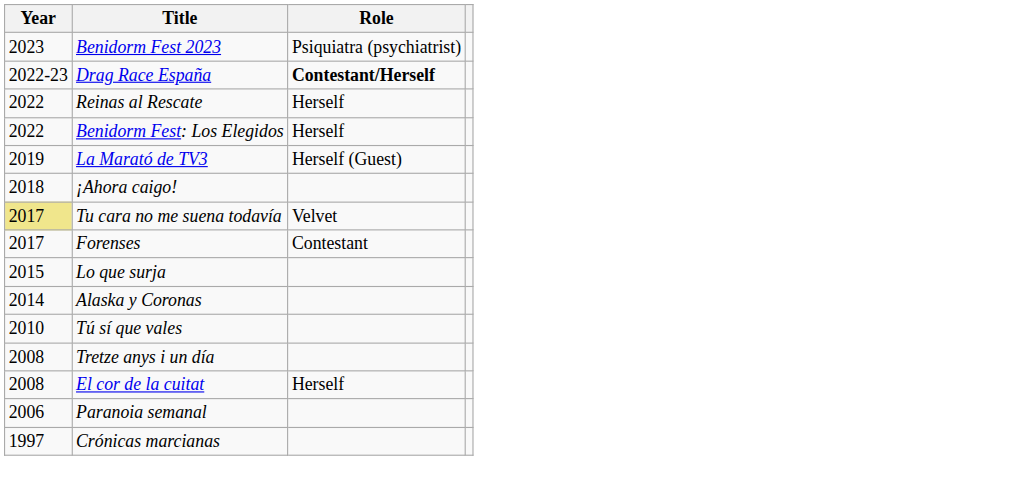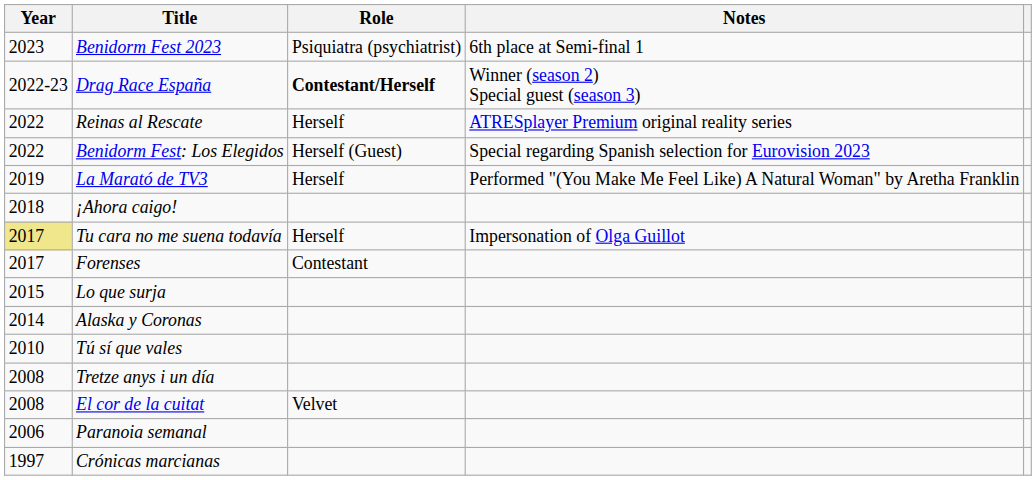+ column: (744, 18)
(318, 131) Herself -> (347, 151) Herself (Guest)
(347, 159) Herself (Guest) -> (318, 179) Herself
(315, 215) Velvet -> (318, 235) Herself
(318, 384) Herself -> (315, 404) Velvet
